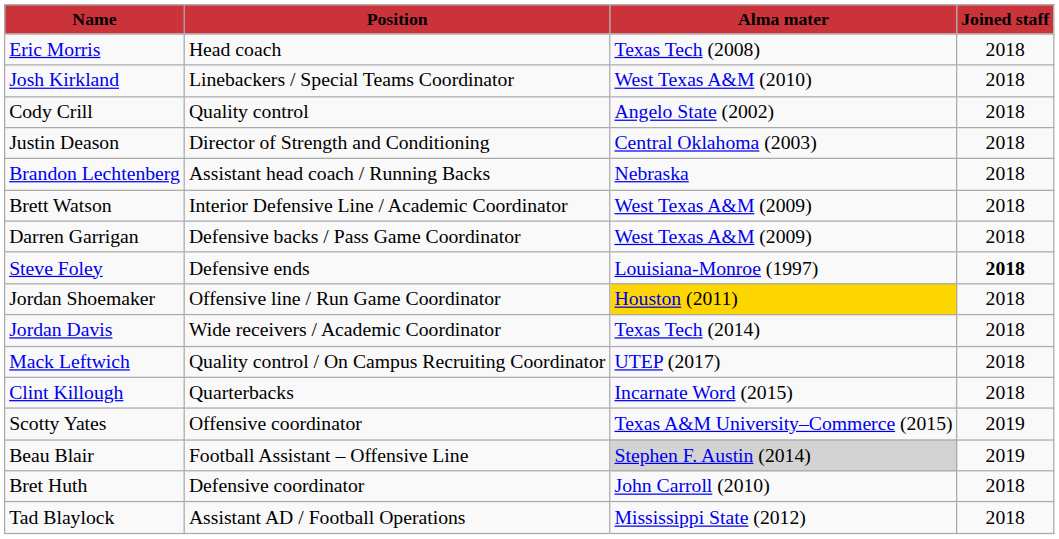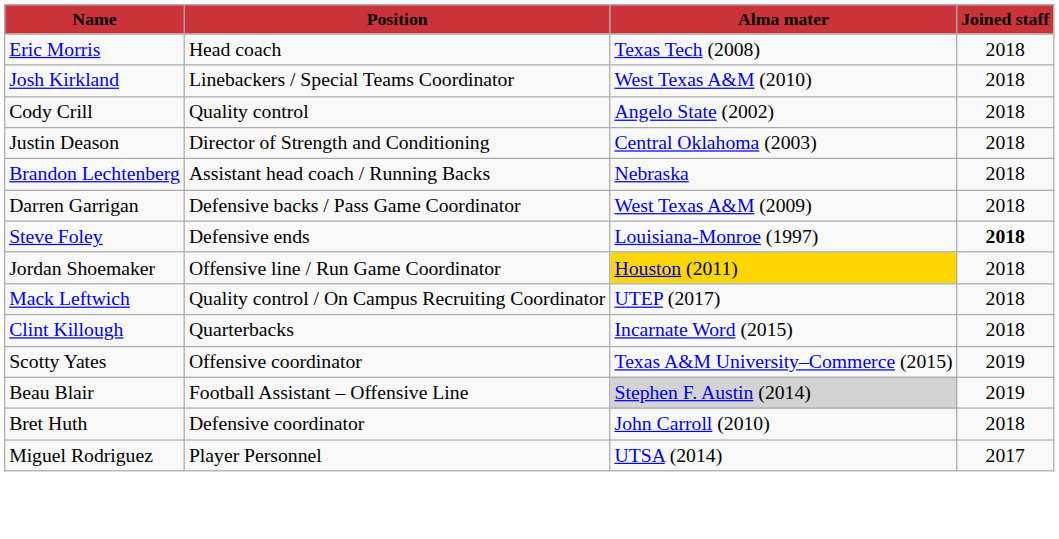- row: (60, 205)
- row: (61, 330)
- row: (62, 517)
+ row: (81, 455)
